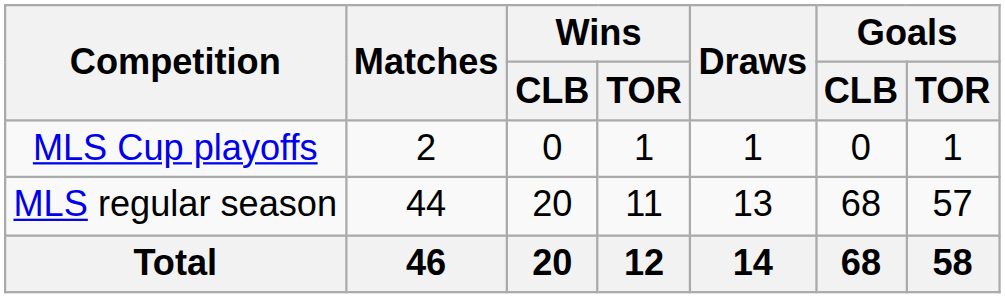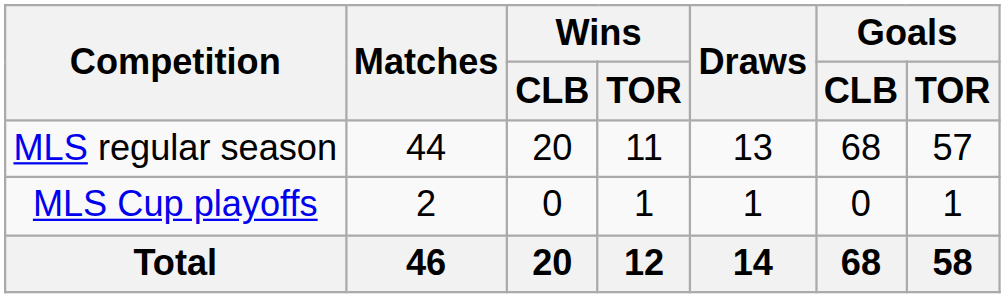rows swapped: (175, 205) <-> (175, 147)
